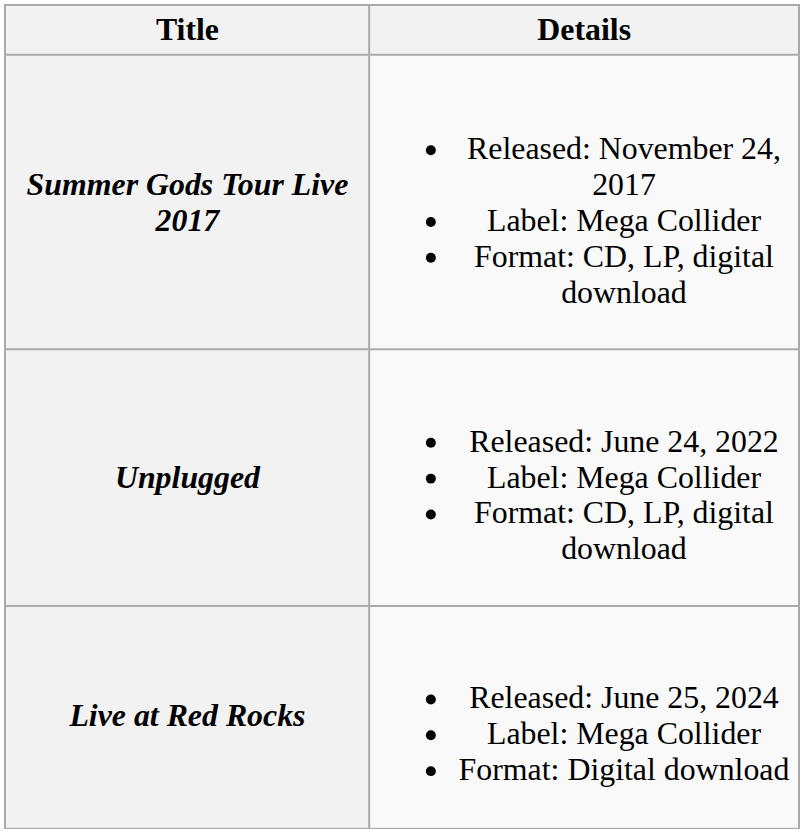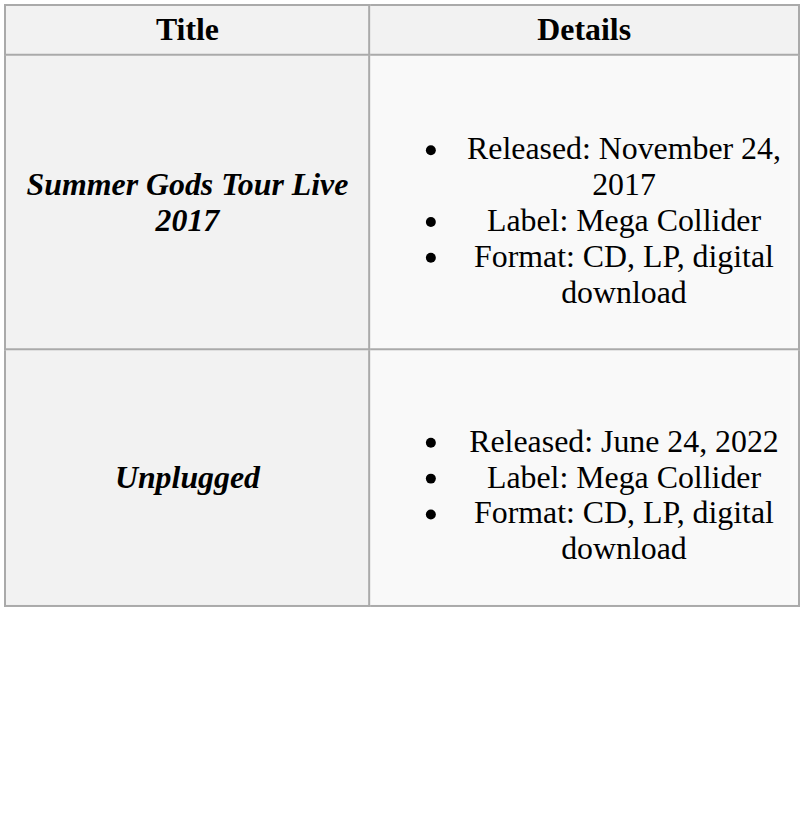- row: (187, 716)
